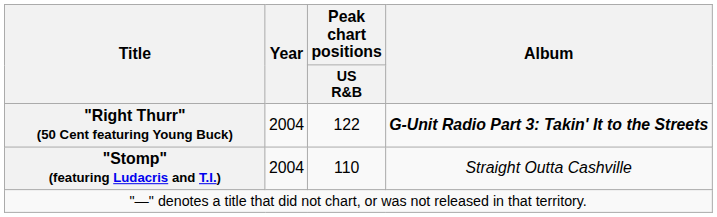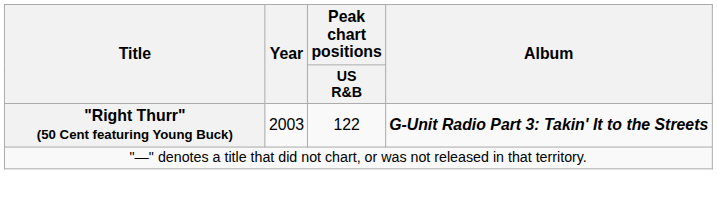(287, 125) 2004 -> (287, 125) 2003
- row: (135, 168)
